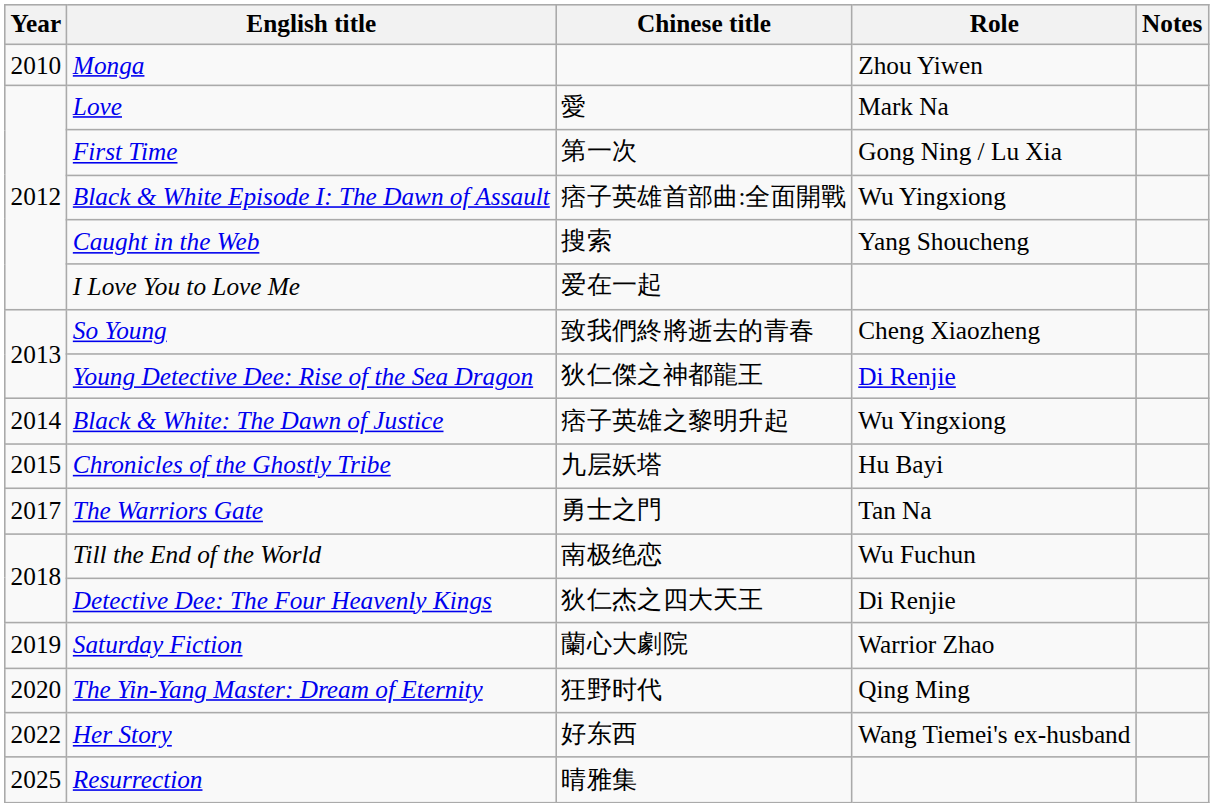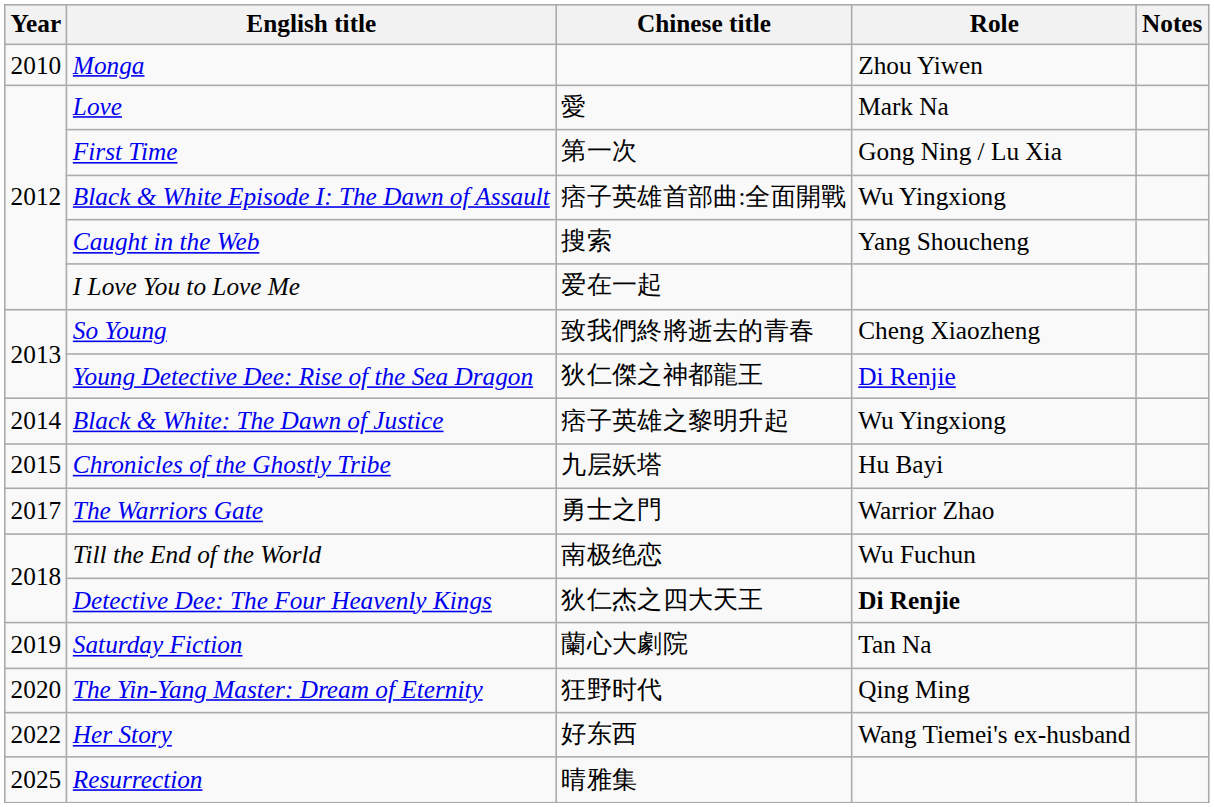(895, 510) Tan Na -> (926, 510) Warrior Zhao
(907, 600) normal -> (909, 600) bold
(926, 645) Warrior Zhao -> (895, 645) Tan Na
